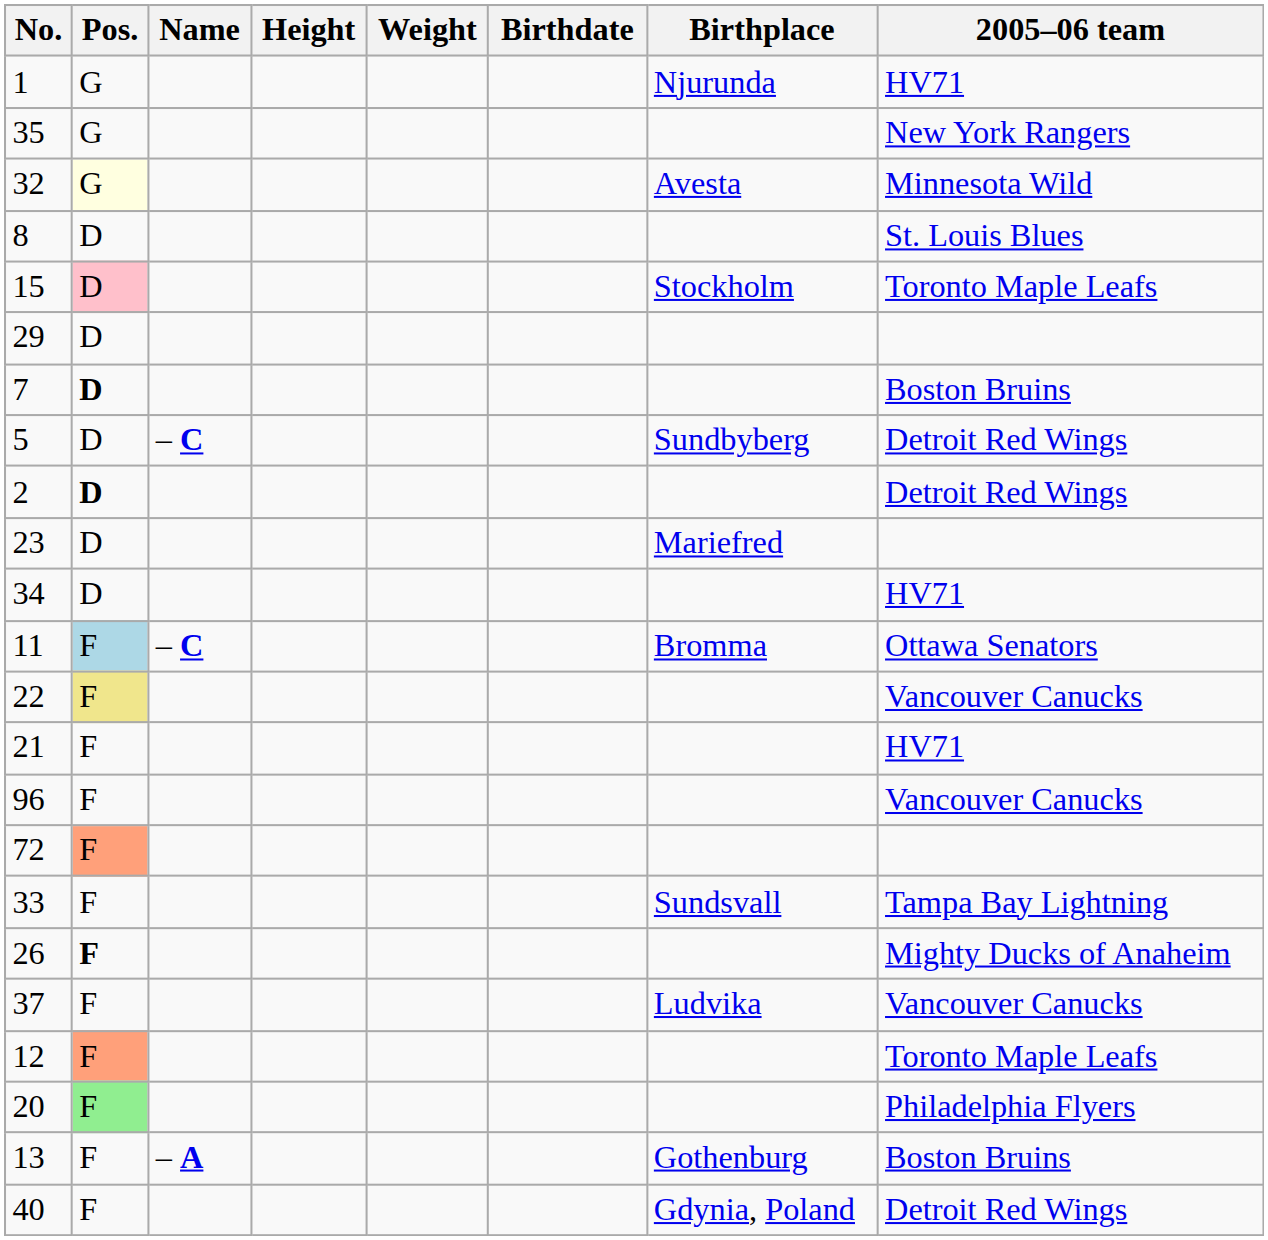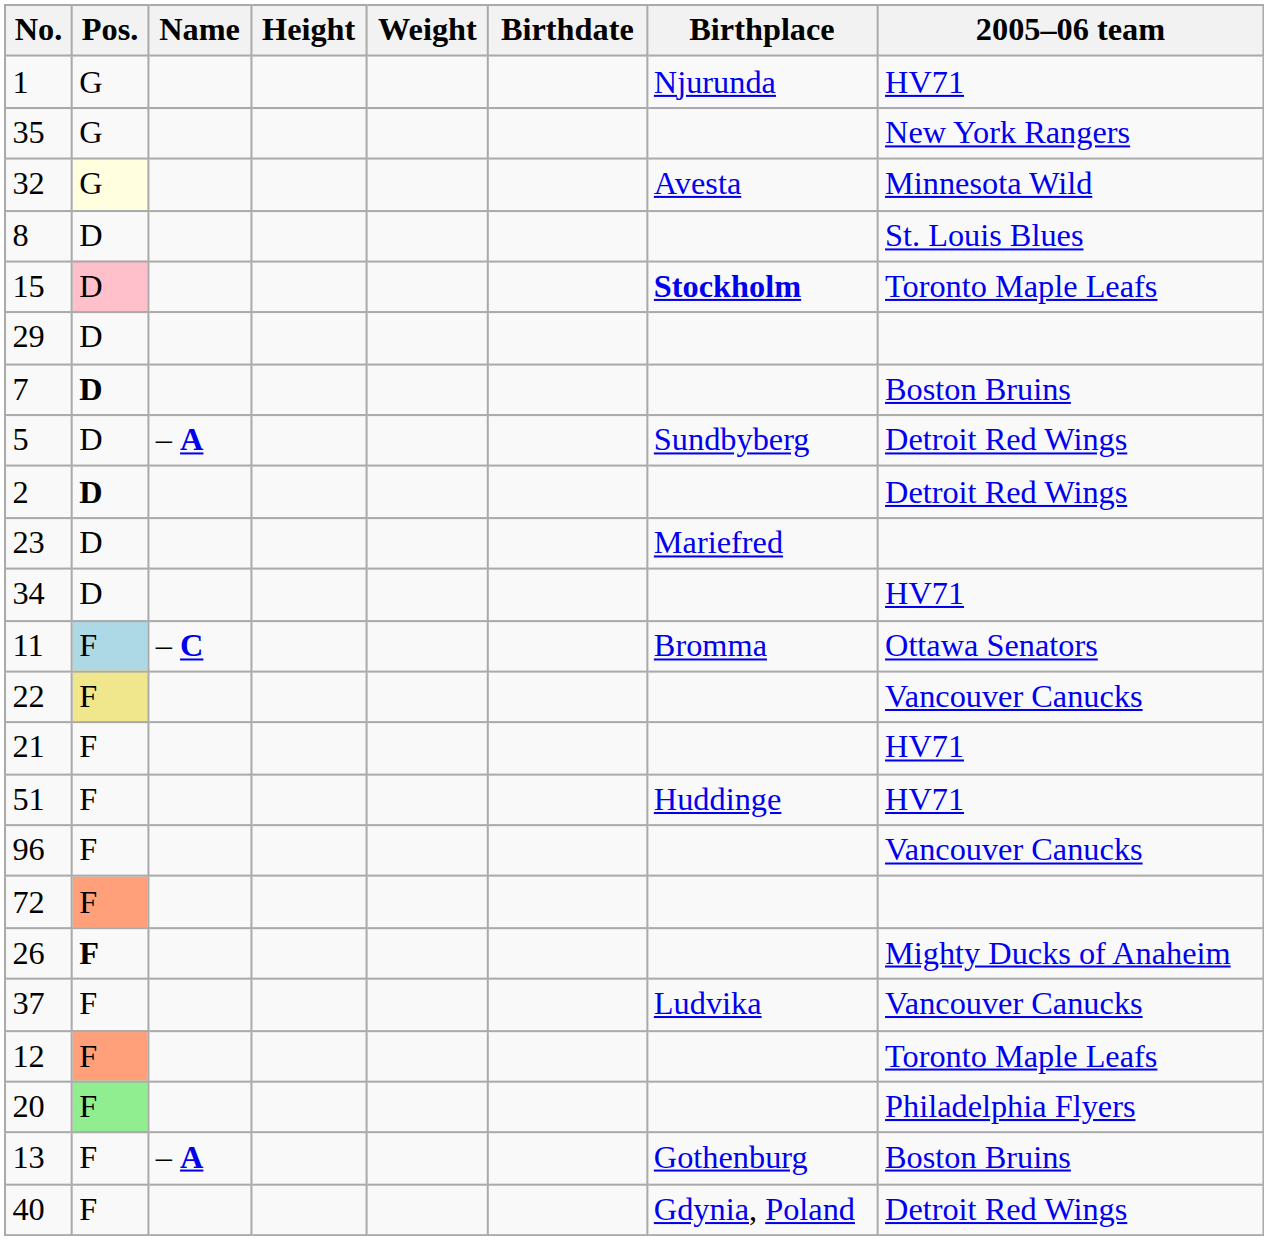(724, 286) normal -> (728, 286) bold
(180, 440) – C -> (180, 440) – A
+ row: (29, 798)
- row: (29, 901)
